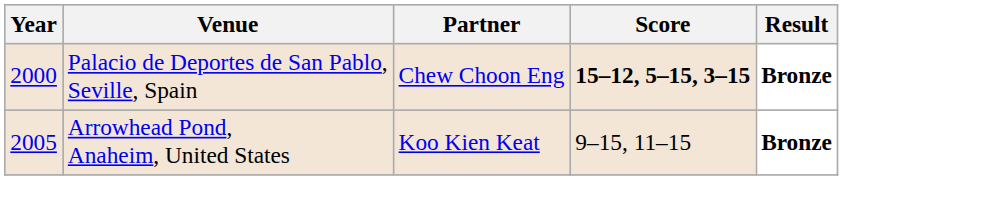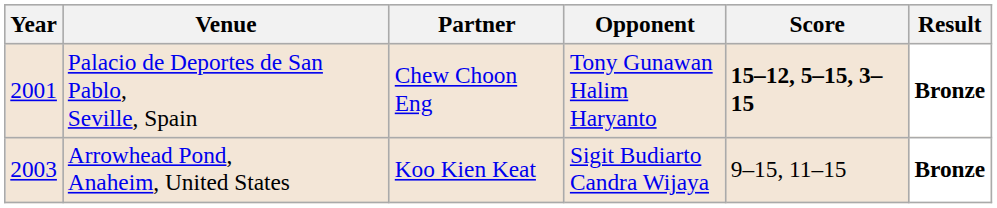+ column: (645, 24)
(34, 76) 2000 -> (34, 90) 2001
(34, 142) 2005 -> (34, 169) 2003
